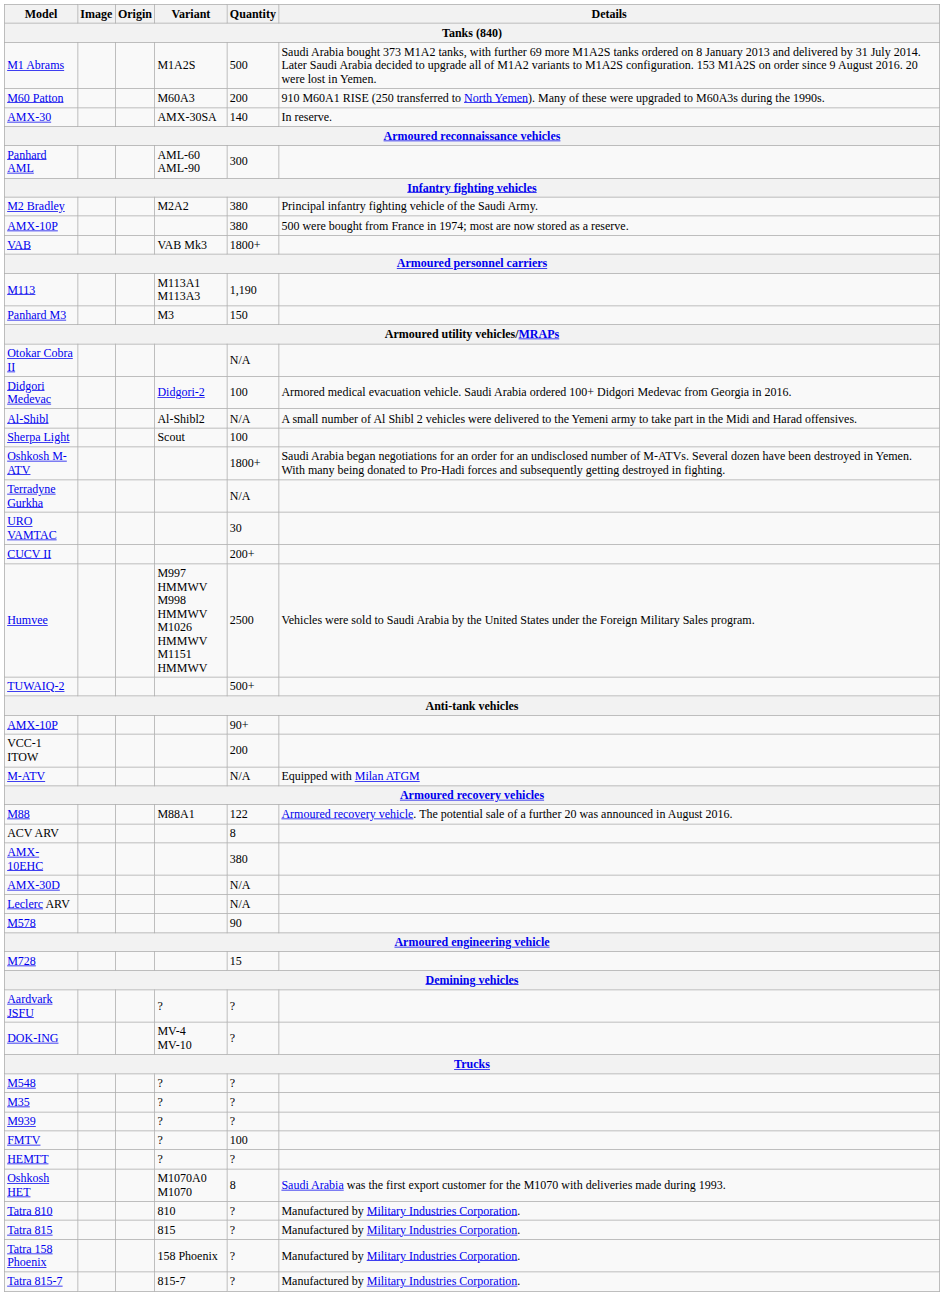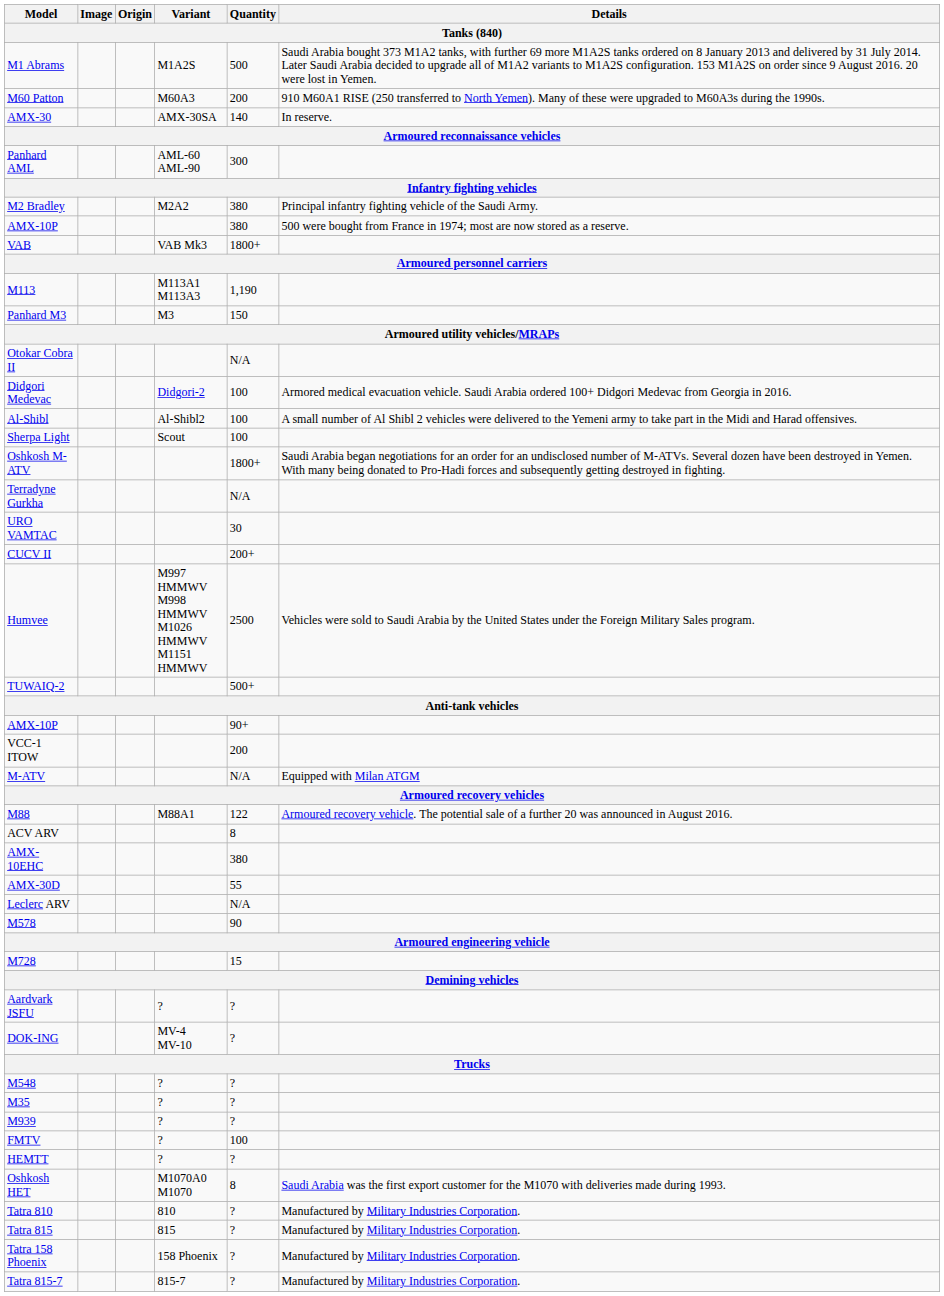(240, 418) N/A -> (239, 418) 100
(240, 885) N/A -> (236, 885) 55
